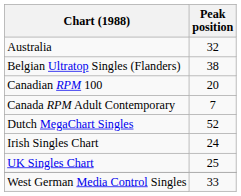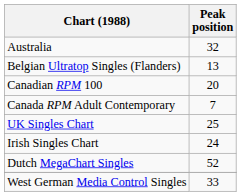(213, 66) 38 -> (213, 66) 13
rows swapped: (70, 124) <-> (50, 162)
